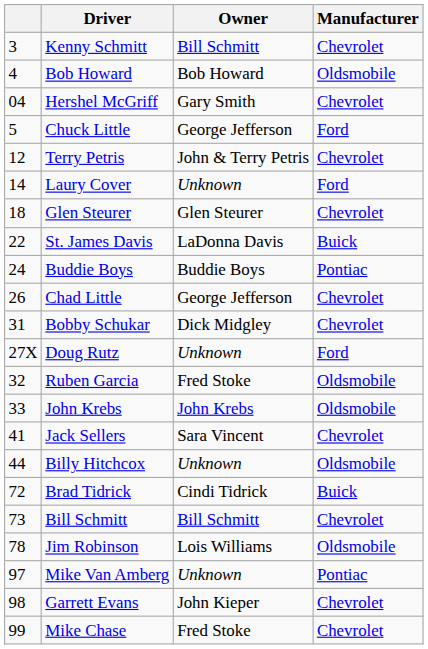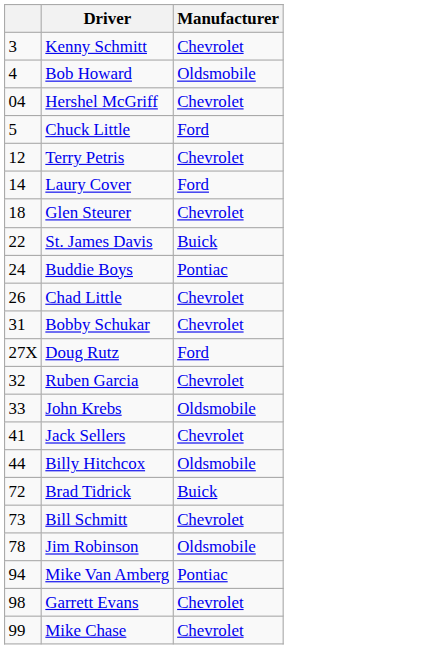- column: (243, 18)
(356, 380) Oldsmobile -> (210, 380) Chevrolet
(17, 574) 97 -> (17, 574) 94
